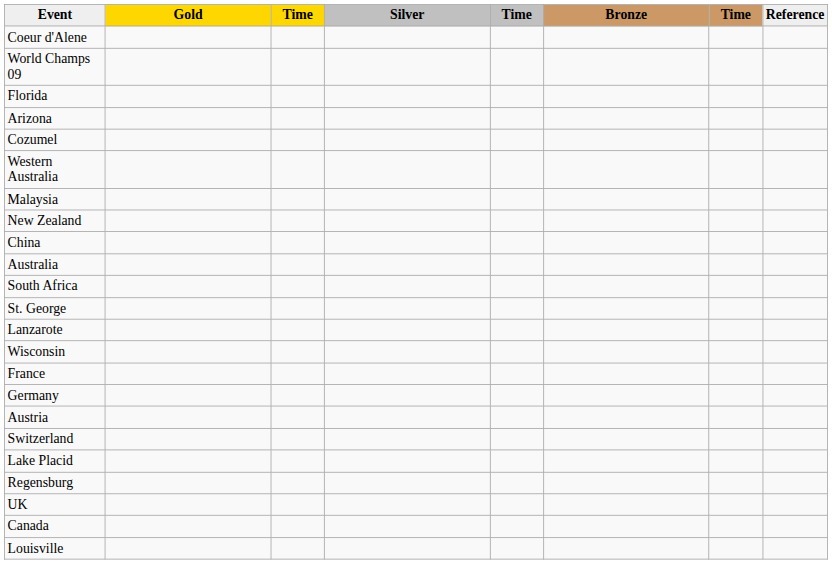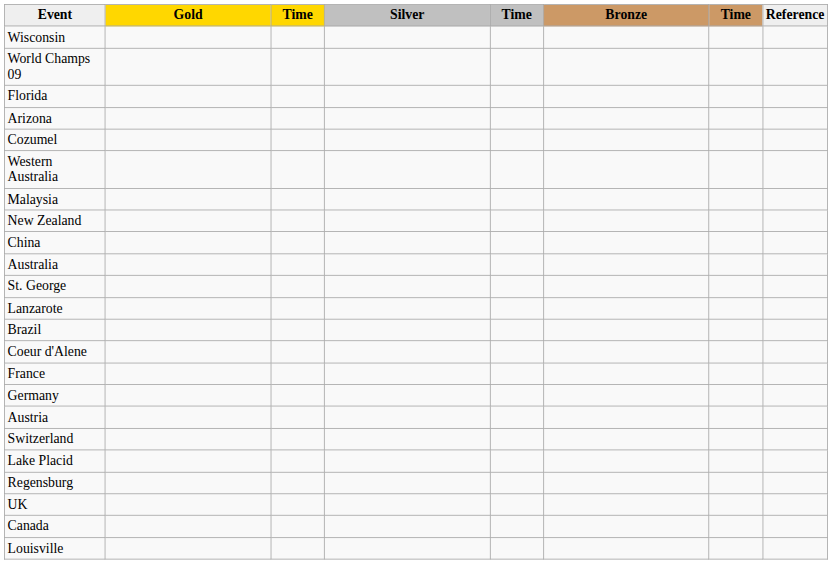rows swapped: (36, 351) <-> (47, 37)
- row: (43, 286)
+ row: (24, 330)
